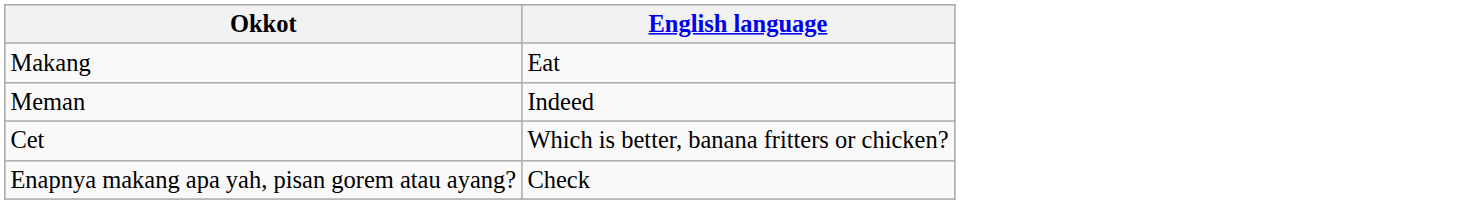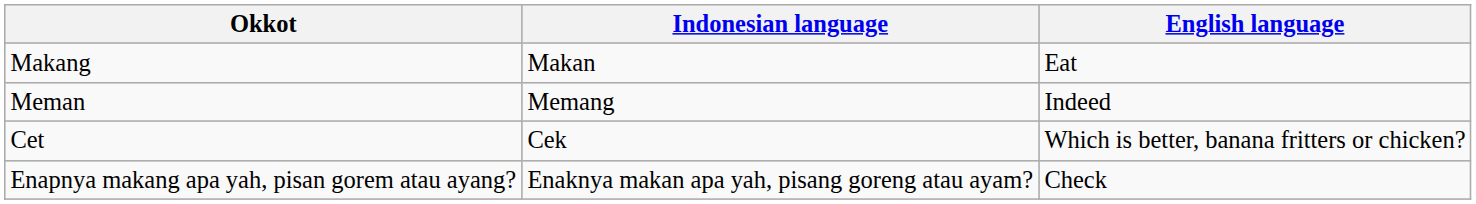+ column: (780, 23)
